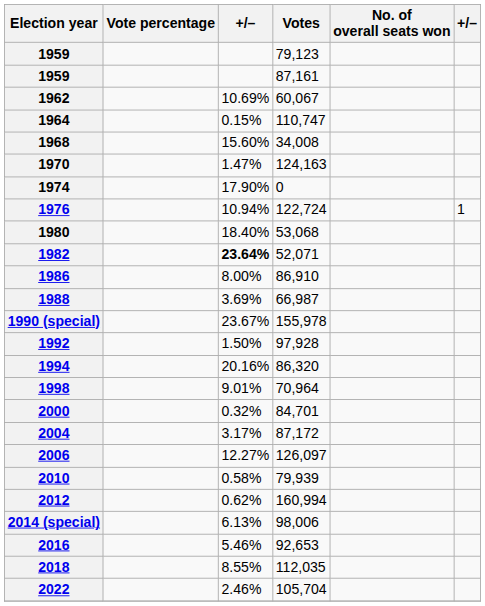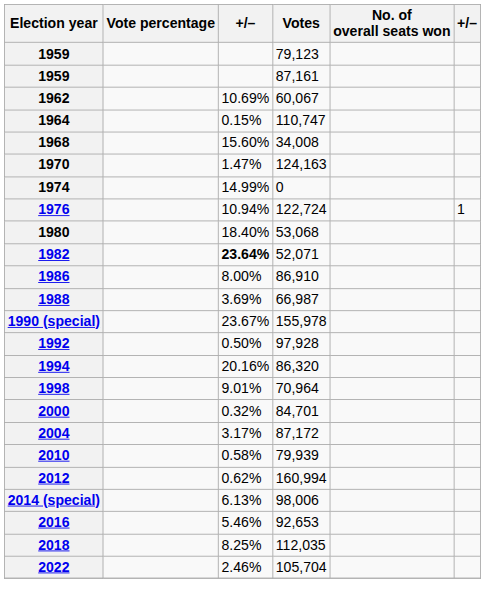(245, 187) 17.90% -> (245, 187) 14.99%
(241, 344) 1.50% -> (241, 344) 0.50%
- row: (54, 455)
(241, 567) 8.55% -> (241, 545) 8.25%
